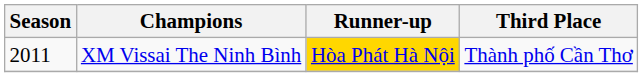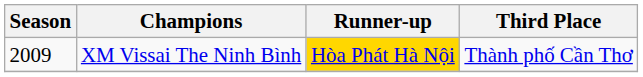(30, 54) 2011 -> (30, 54) 2009
